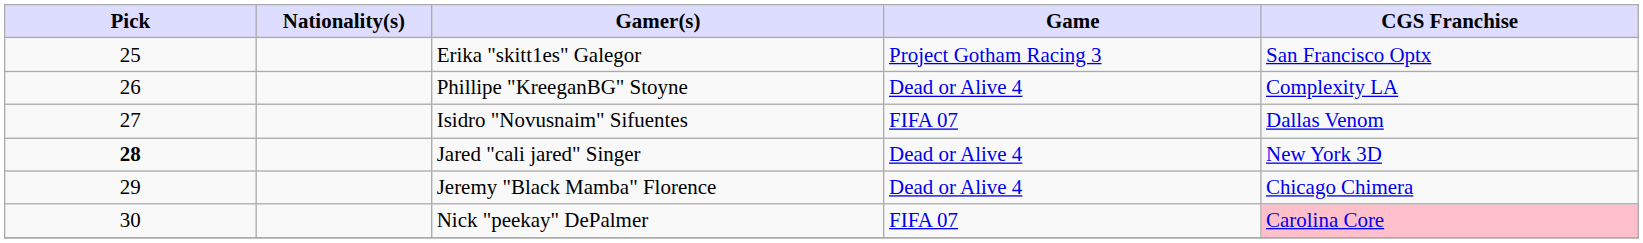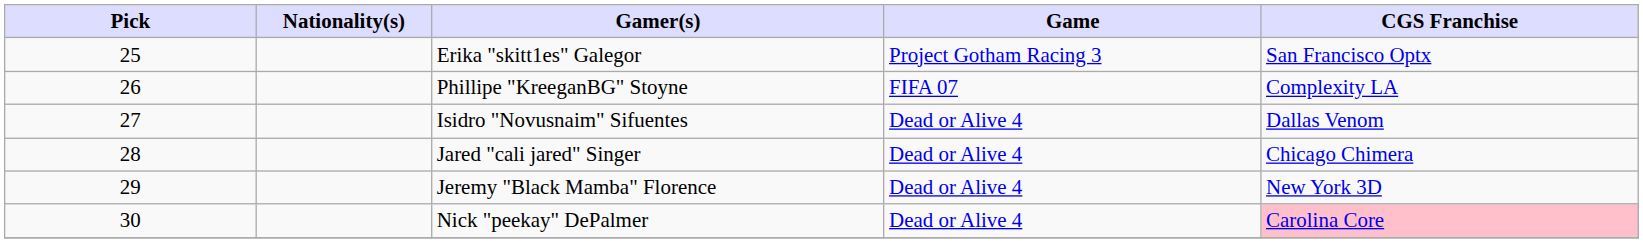(956, 87) Dead or Alive 4 -> (924, 87) FIFA 07
(924, 120) FIFA 07 -> (956, 120) Dead or Alive 4
(130, 154) bold -> (130, 154) normal
(1324, 154) New York 3D -> (1340, 154) Chicago Chimera
(1340, 187) Chicago Chimera -> (1324, 187) New York 3D
(924, 220) FIFA 07 -> (956, 220) Dead or Alive 4
